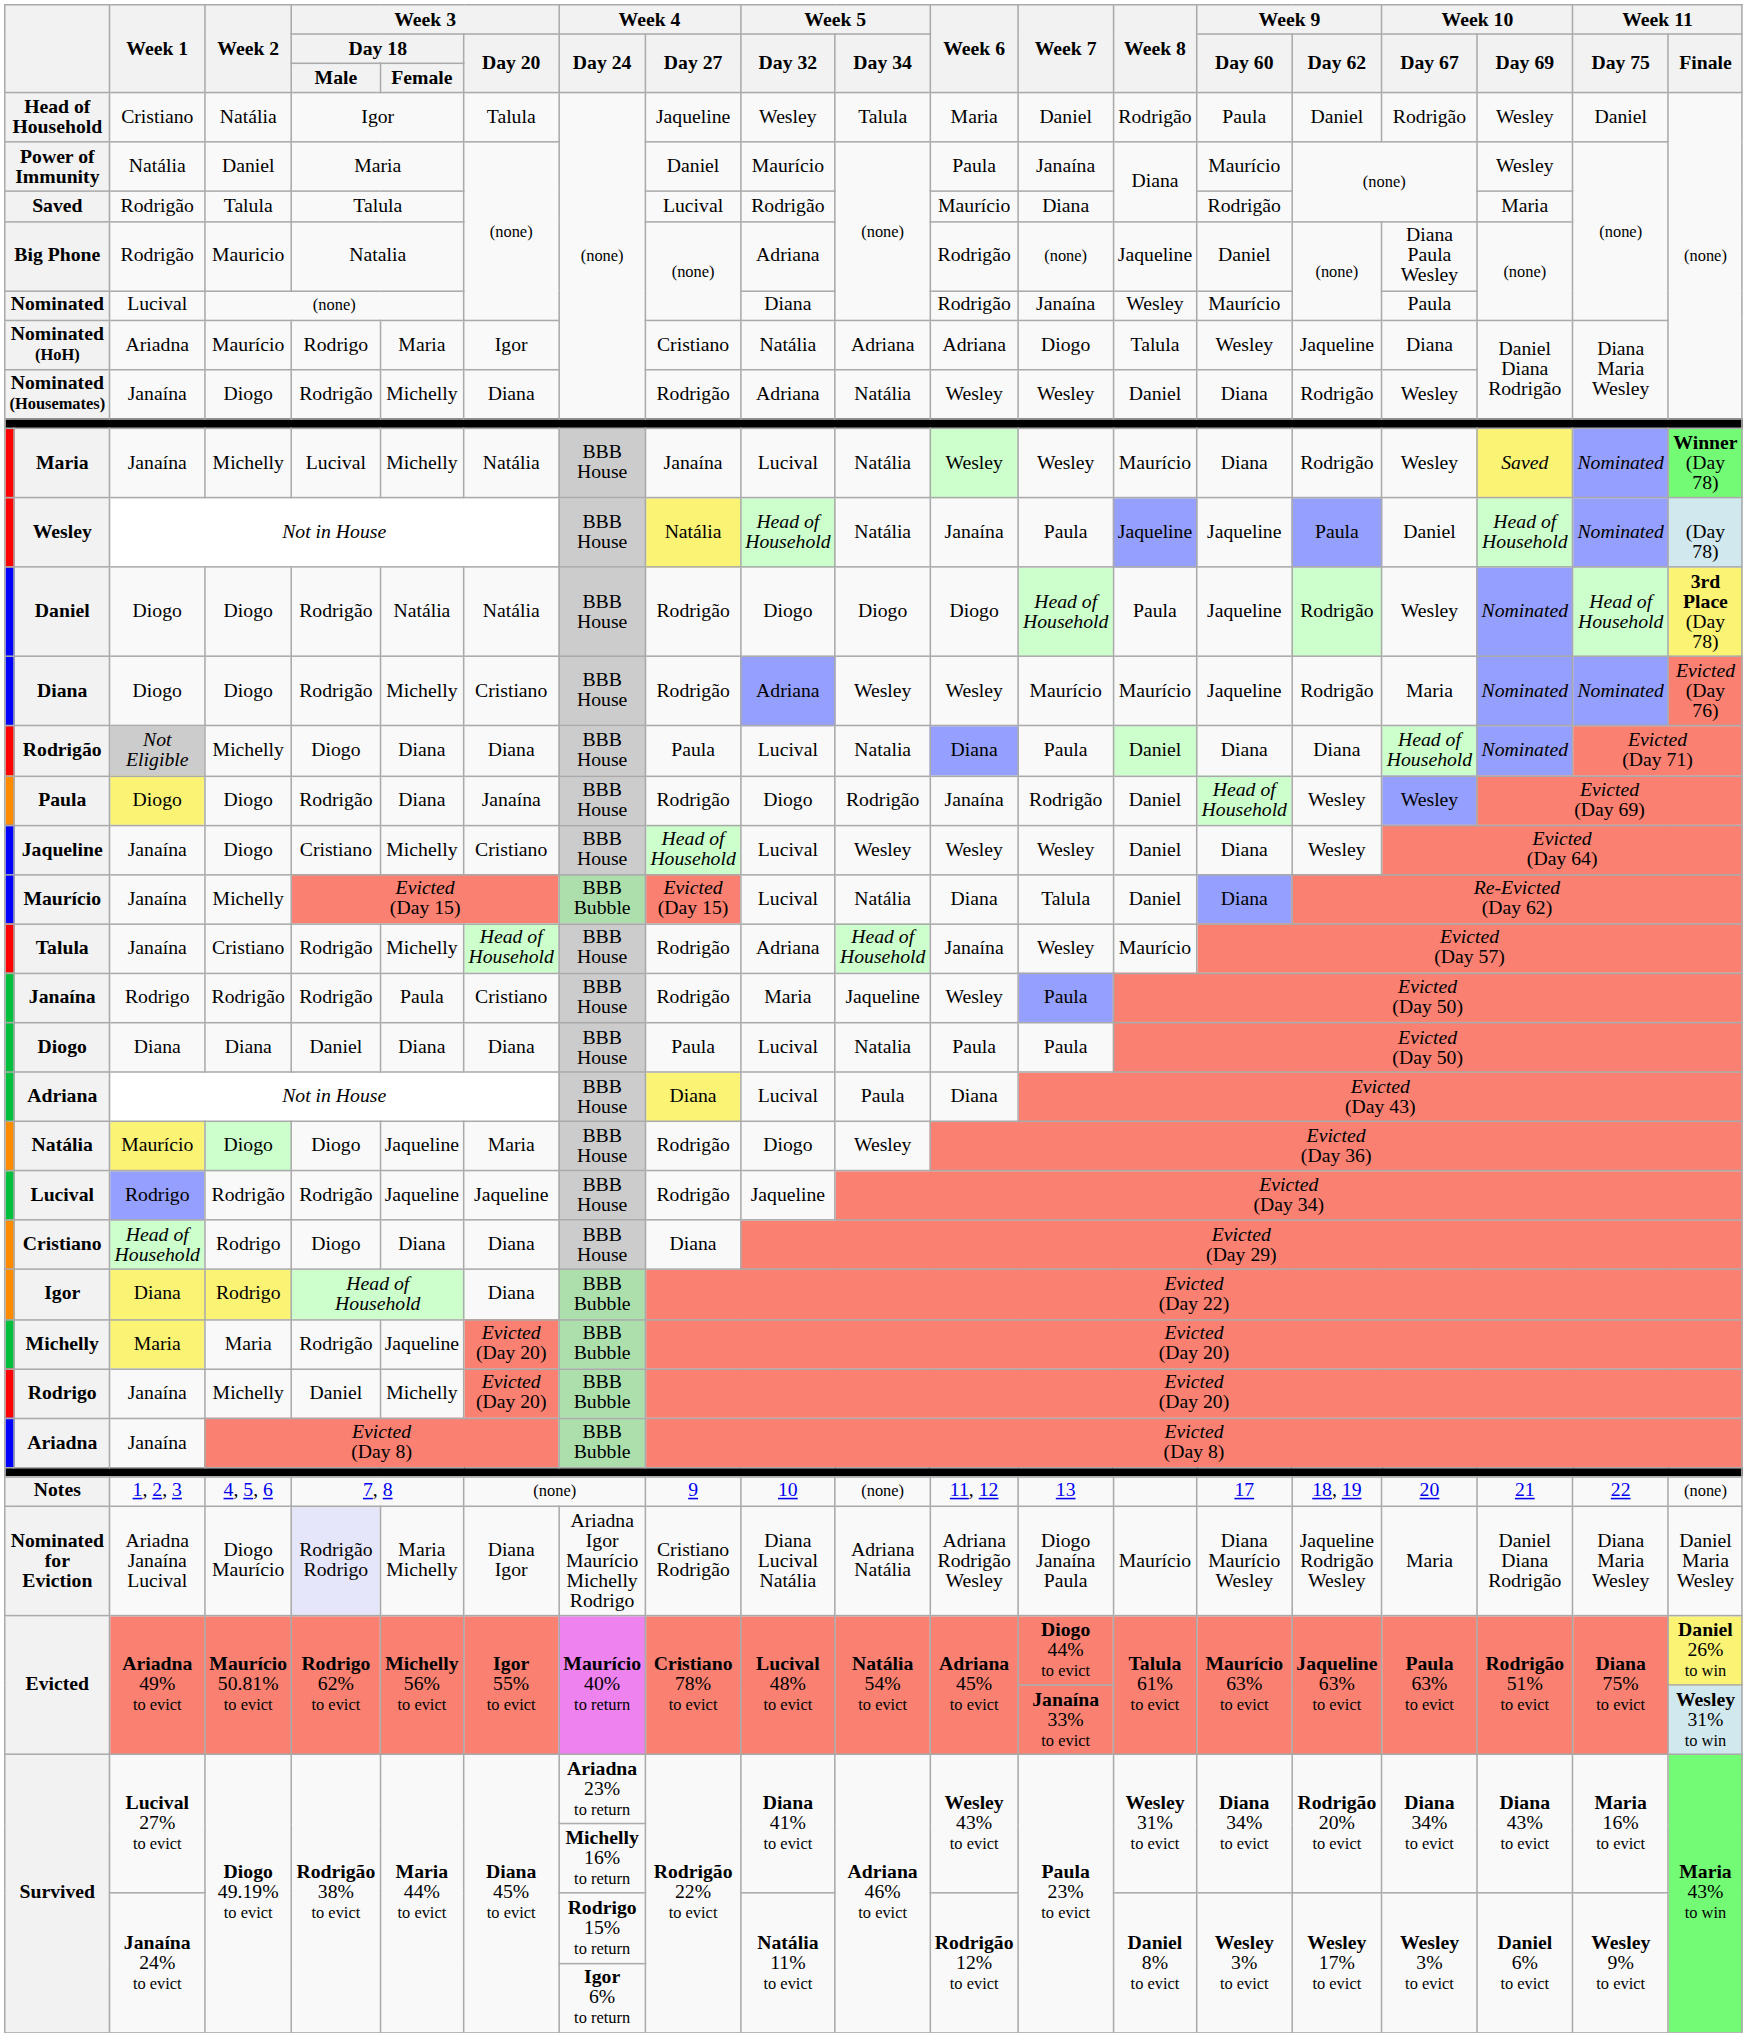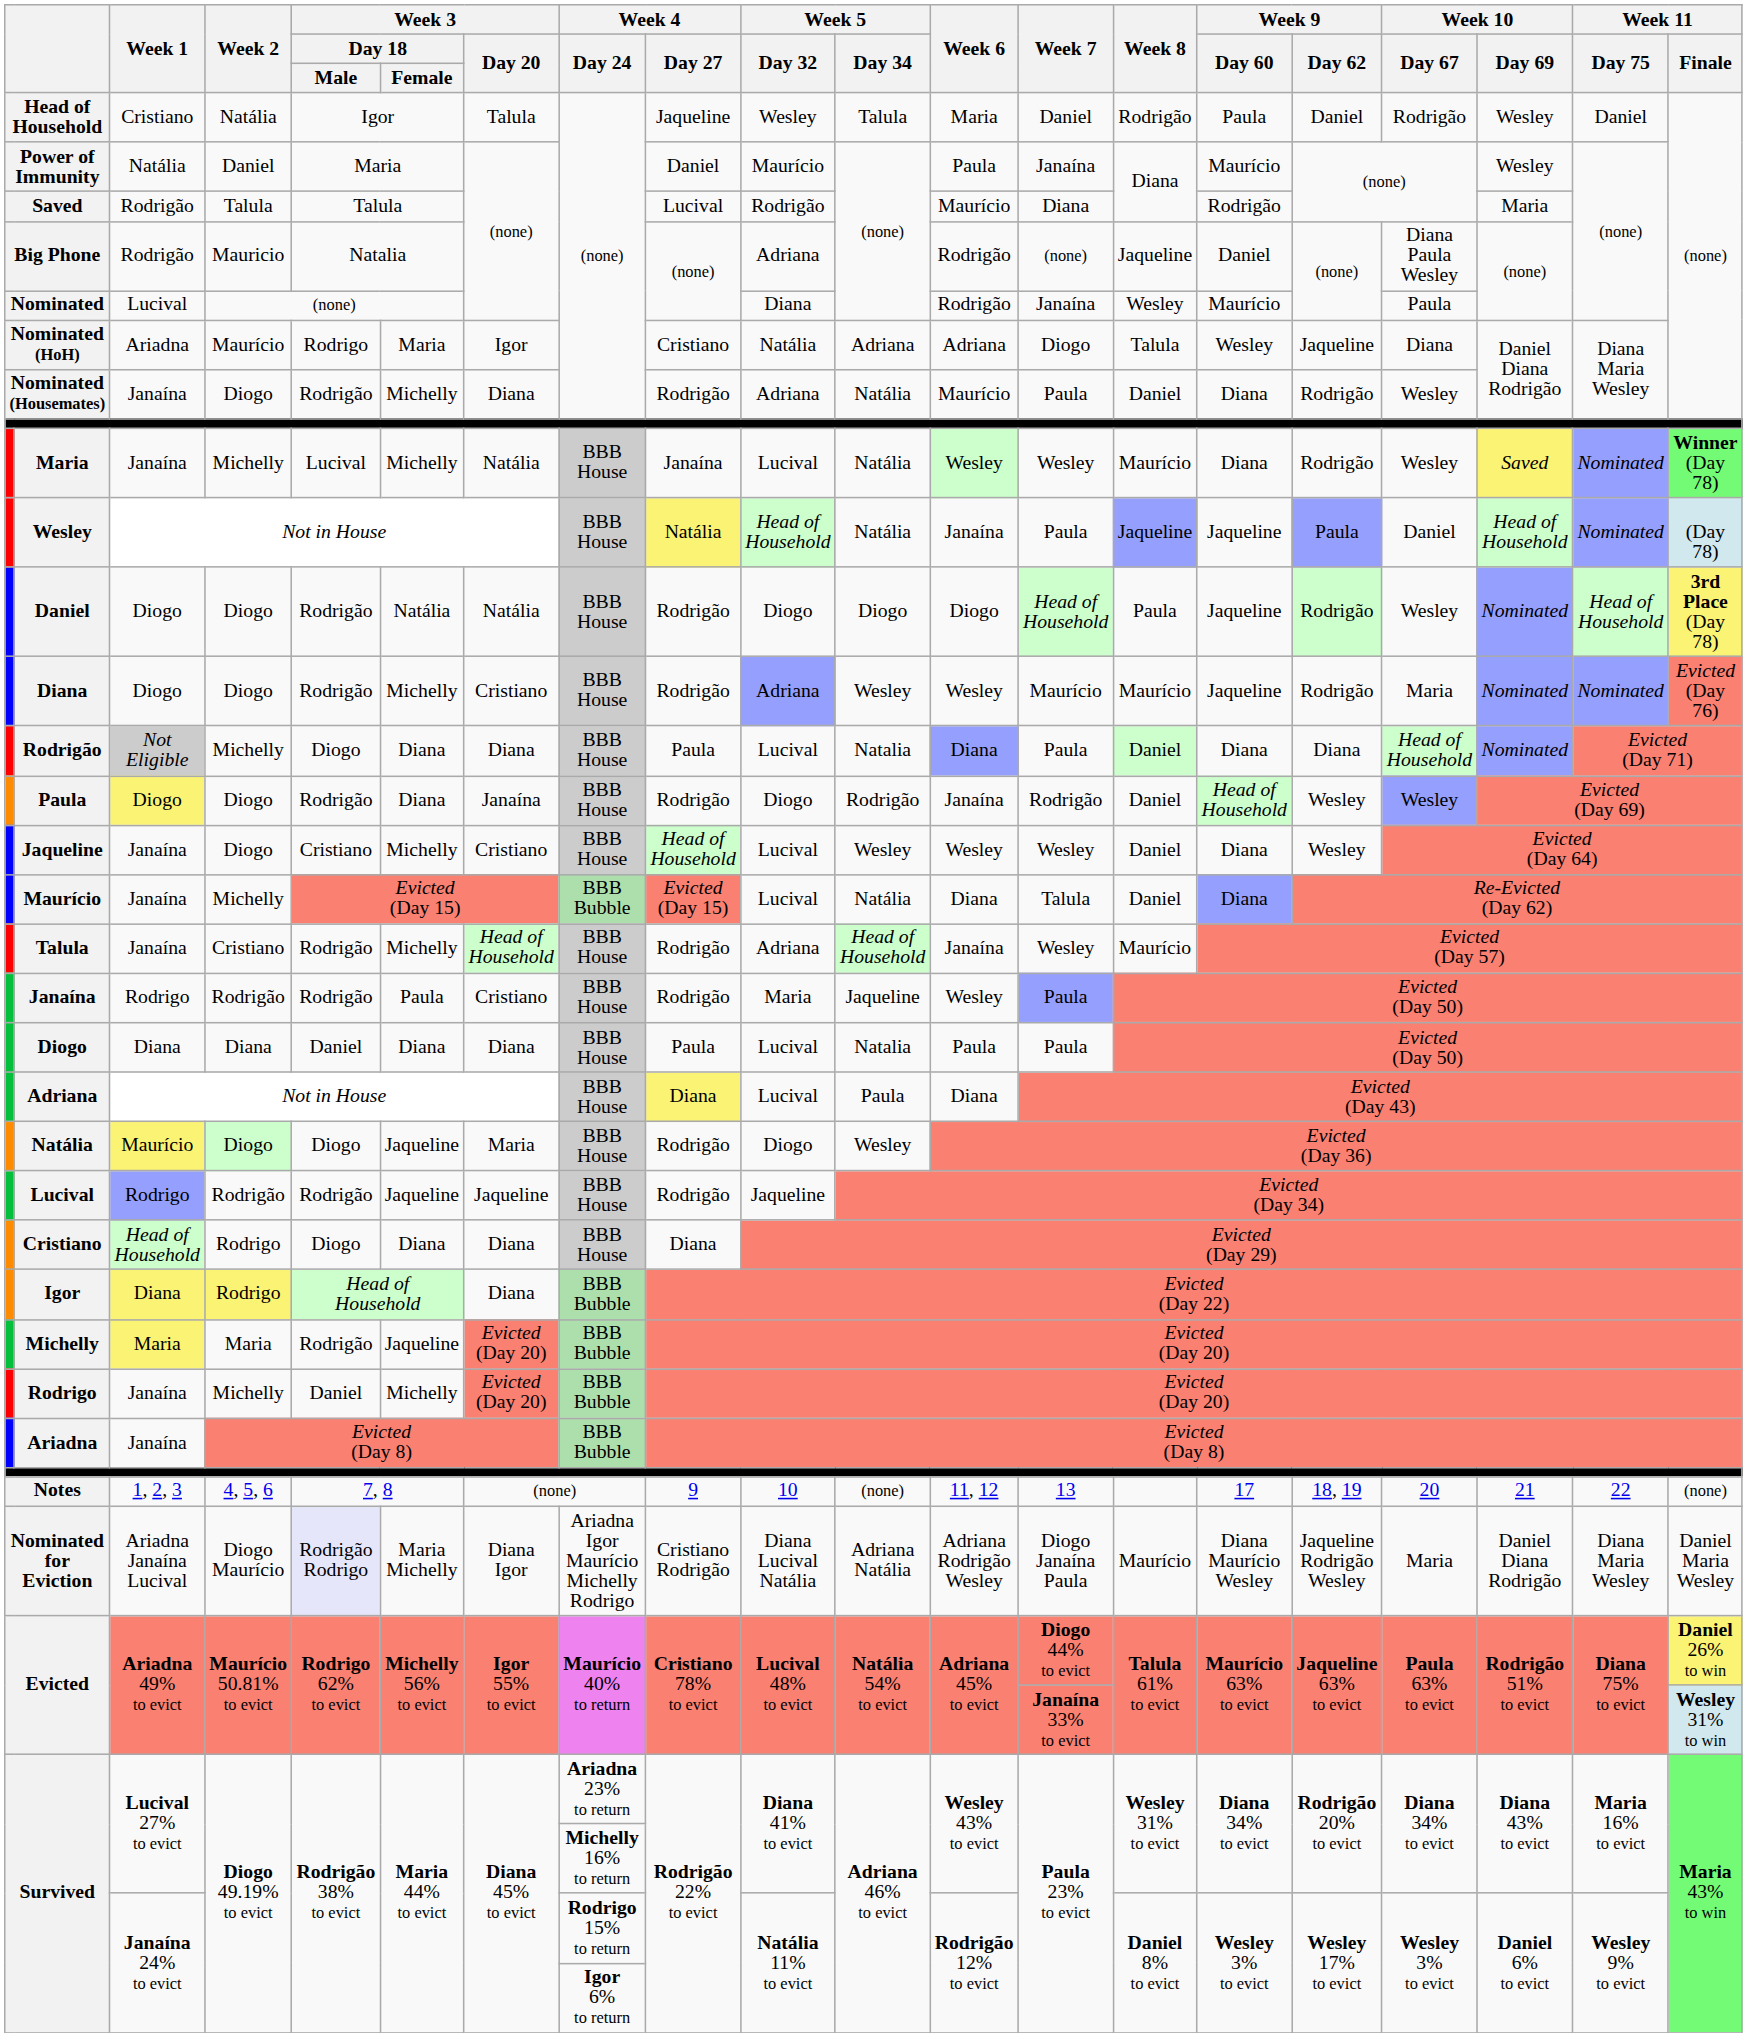(974, 393) Wesley -> (974, 393) Maurício
(1066, 393) Wesley -> (1066, 393) Paula
